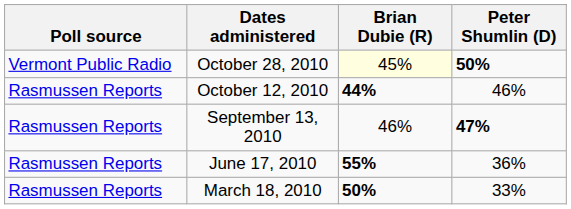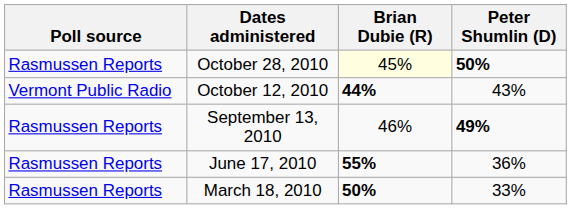(90, 63) Vermont Public Radio -> (85, 63) Rasmussen Reports
(85, 90) Rasmussen Reports -> (90, 90) Vermont Public Radio
(509, 90) 46% -> (509, 90) 43%
(473, 127) 47% -> (473, 127) 49%
